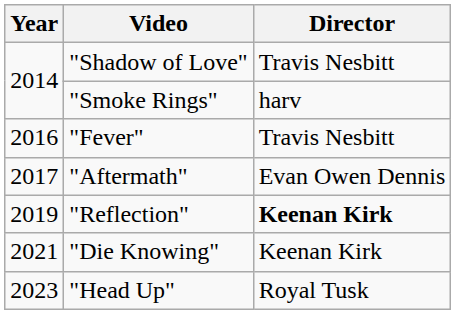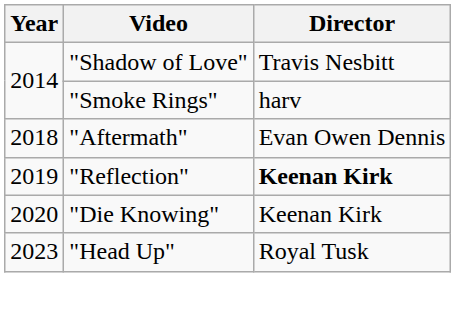- row: (106, 137)
(34, 175) 2017 -> (34, 137) 2018
(34, 251) 2021 -> (34, 213) 2020
